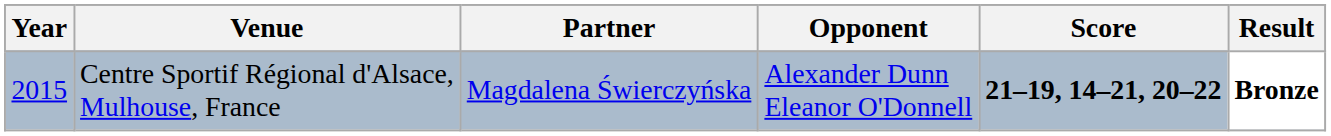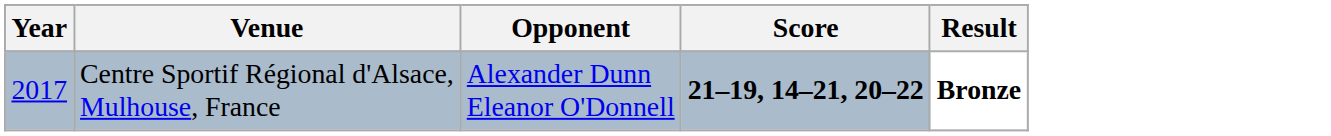- column: (609, 27)
(39, 90) 2015 -> (39, 90) 2017
